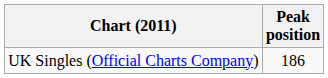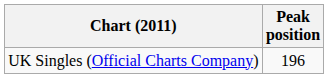(293, 60) 186 -> (293, 60) 196
